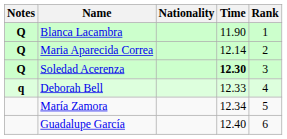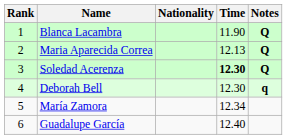columns swapped: (265, 13) <-> (21, 13)
(233, 50) 12.14 -> (232, 50) 12.13
(233, 87) 12.33 -> (232, 87) 12.30
